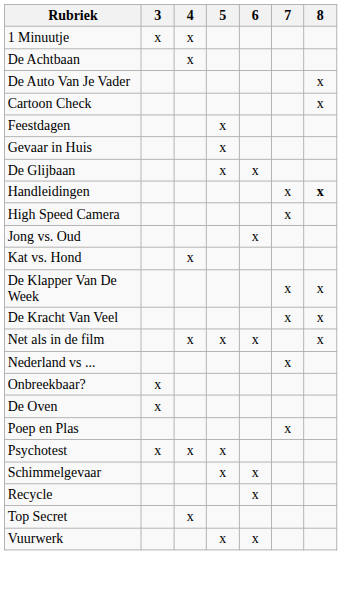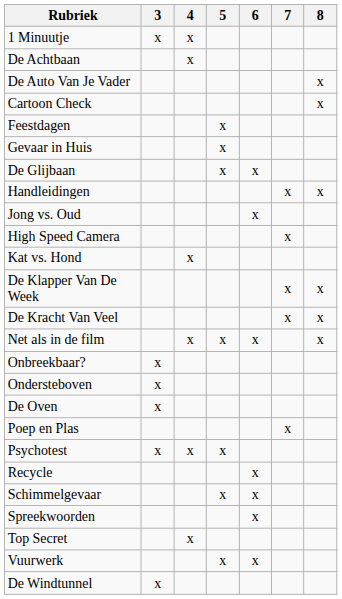(320, 192) bold -> (320, 192) normal
rows swapped: (64, 214) <-> (44, 236)
- row: (52, 362)
+ row: (50, 384)
rows swapped: (30, 494) <-> (54, 472)
+ row: (51, 516)
+ row: (50, 583)
